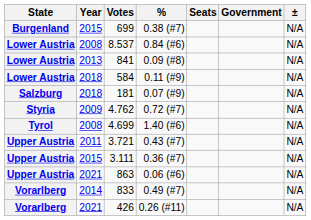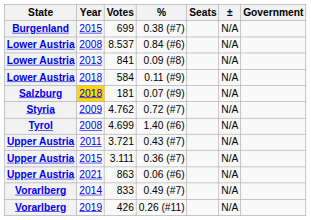columns swapped: (295, 12) <-> (252, 12)
(91, 93) no background -> (91, 93) gold background
(91, 207) 2021 -> (91, 207) 2019
